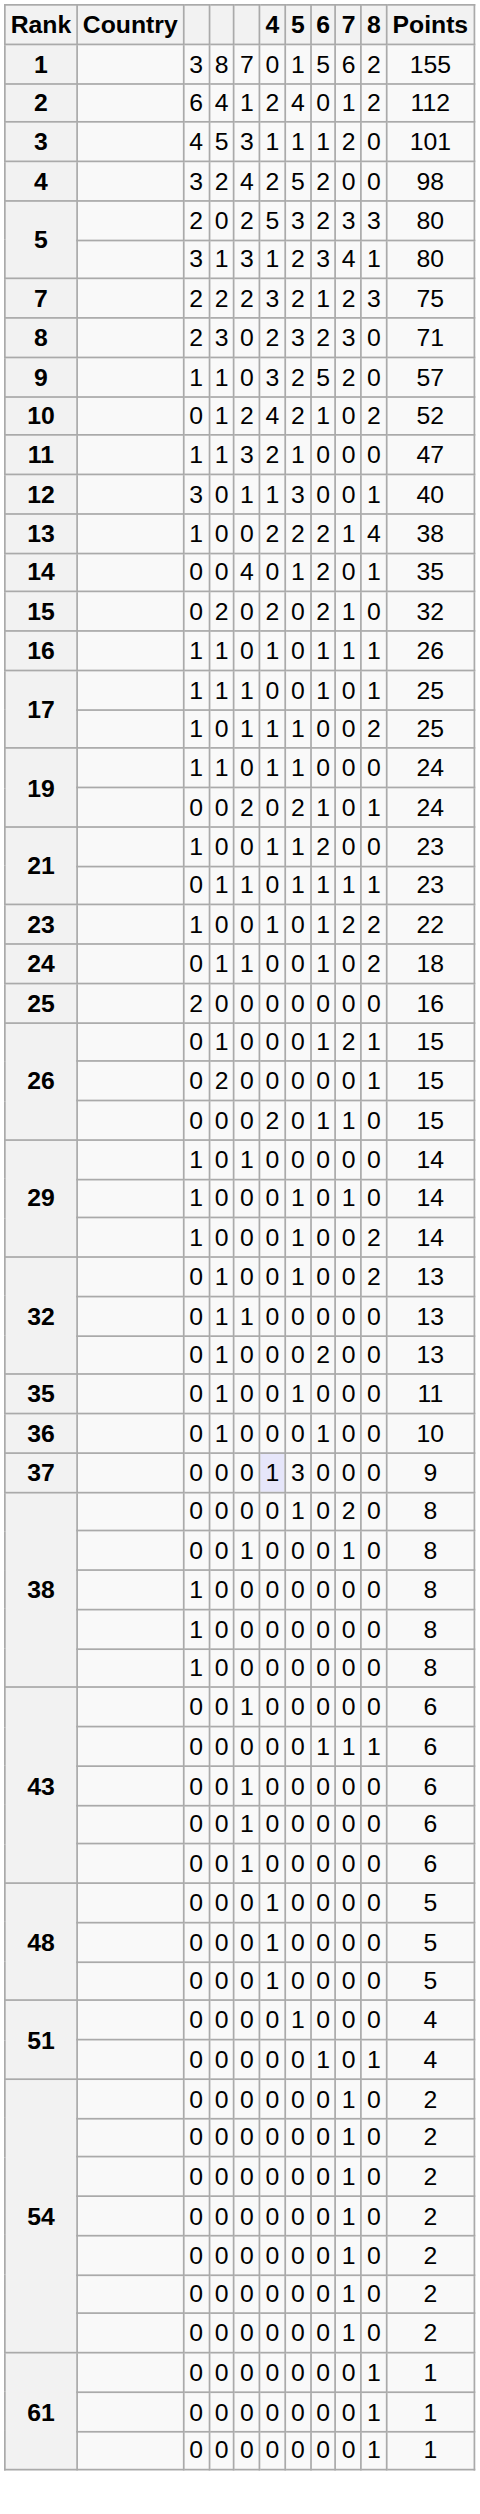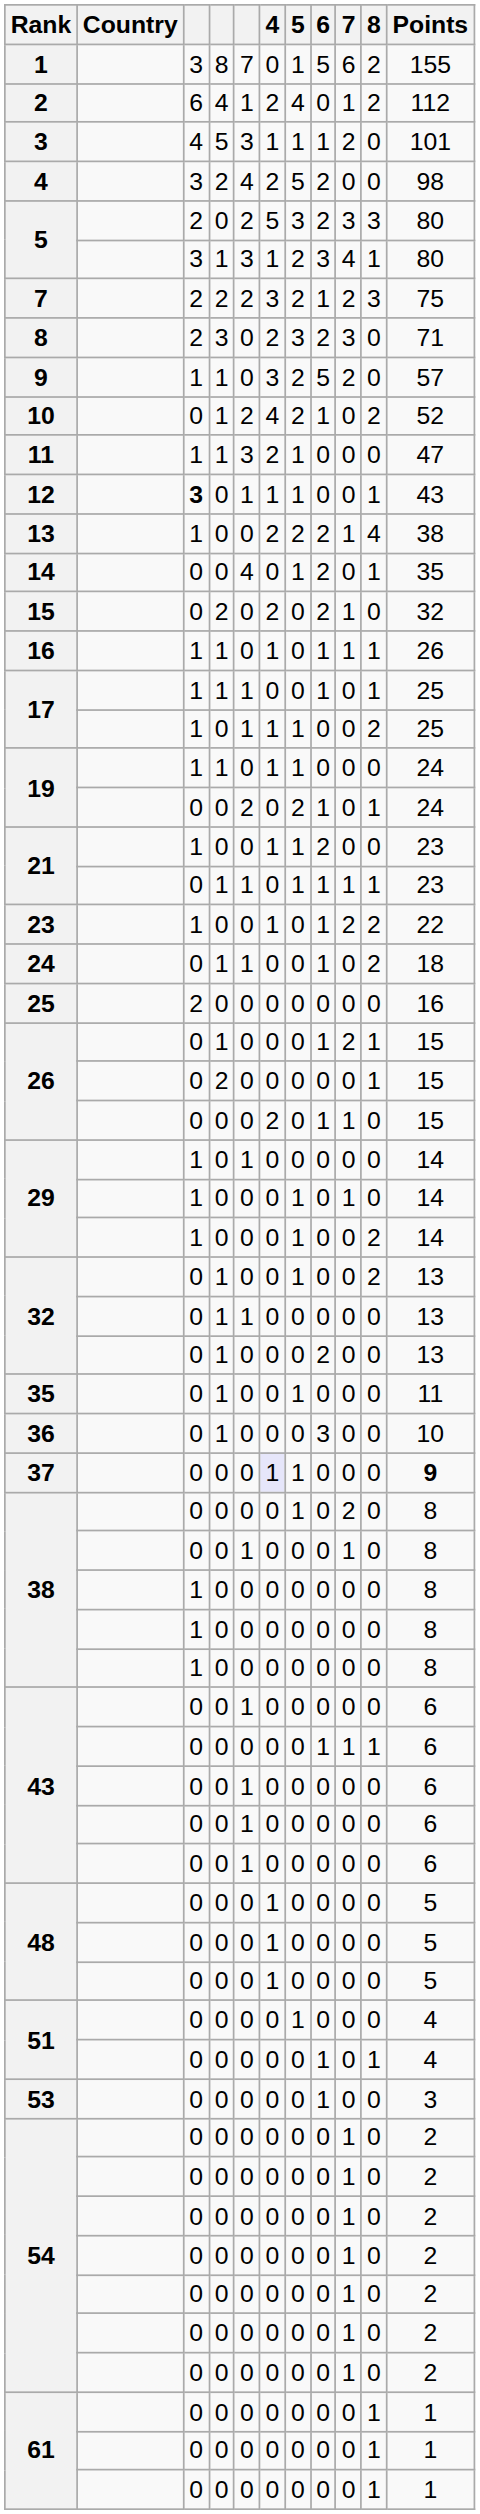(196, 494) normal -> (196, 494) bold
(298, 494) 3 -> (298, 494) 1
(430, 494) 40 -> (430, 494) 43
(323, 1433) 1 -> (323, 1433) 3
(298, 1473) 3 -> (298, 1473) 1
(430, 1473) normal -> (430, 1473) bold
+ row: (41, 2099)
